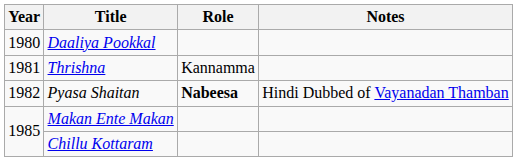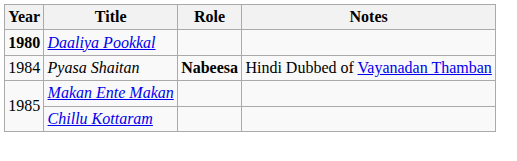(24, 42) normal -> (24, 42) bold
- row: (76, 67)
(24, 93) 1982 -> (24, 67) 1984
